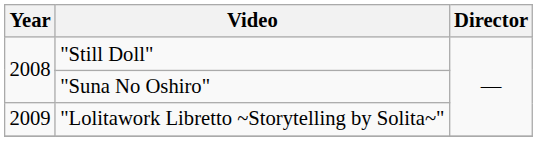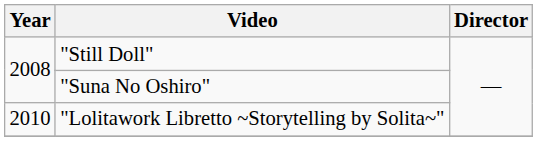(30, 119) 2009 -> (30, 119) 2010
